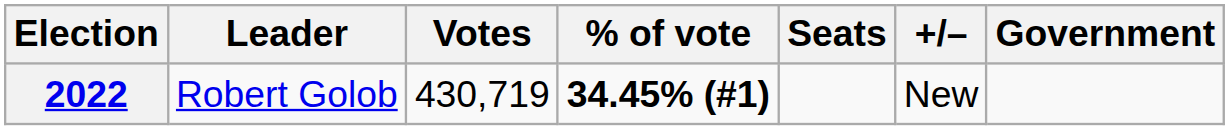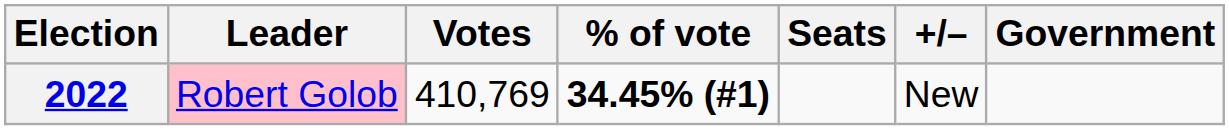(287, 93) no background -> (287, 93) pink background
(482, 93) 430,719 -> (482, 93) 410,769
